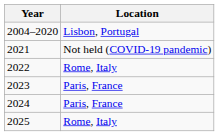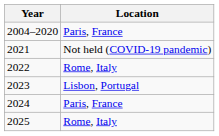(101, 31) Lisbon, Portugal -> (93, 31) Paris, France
(93, 85) Paris, France -> (101, 85) Lisbon, Portugal
